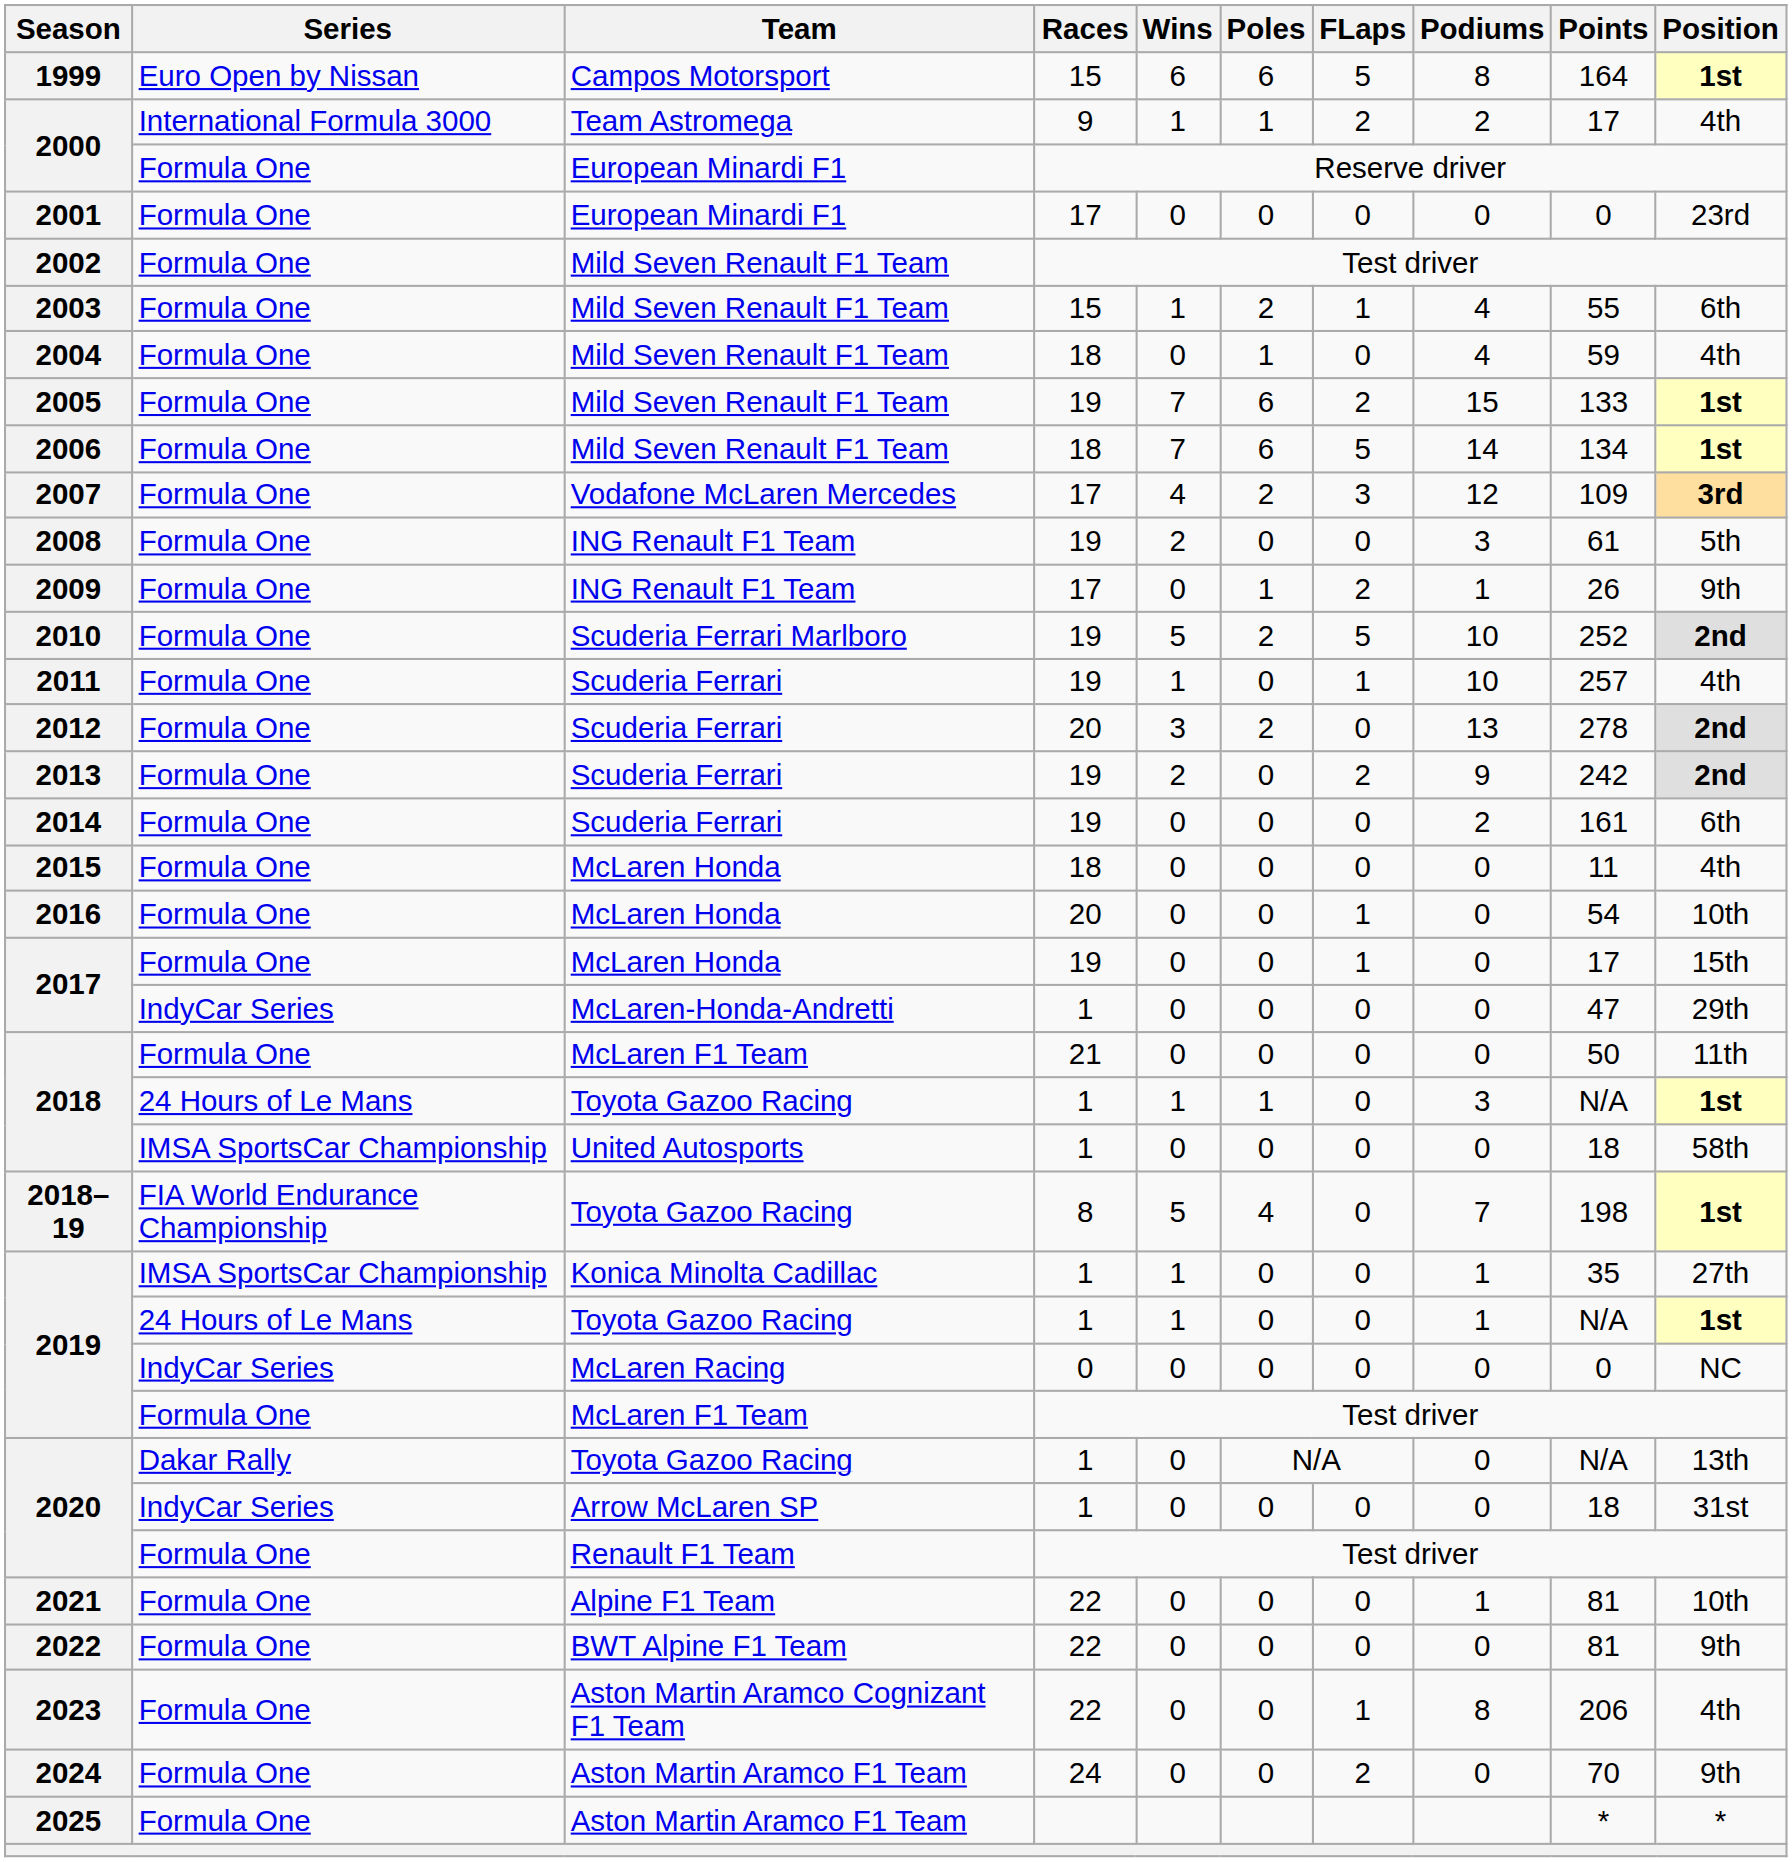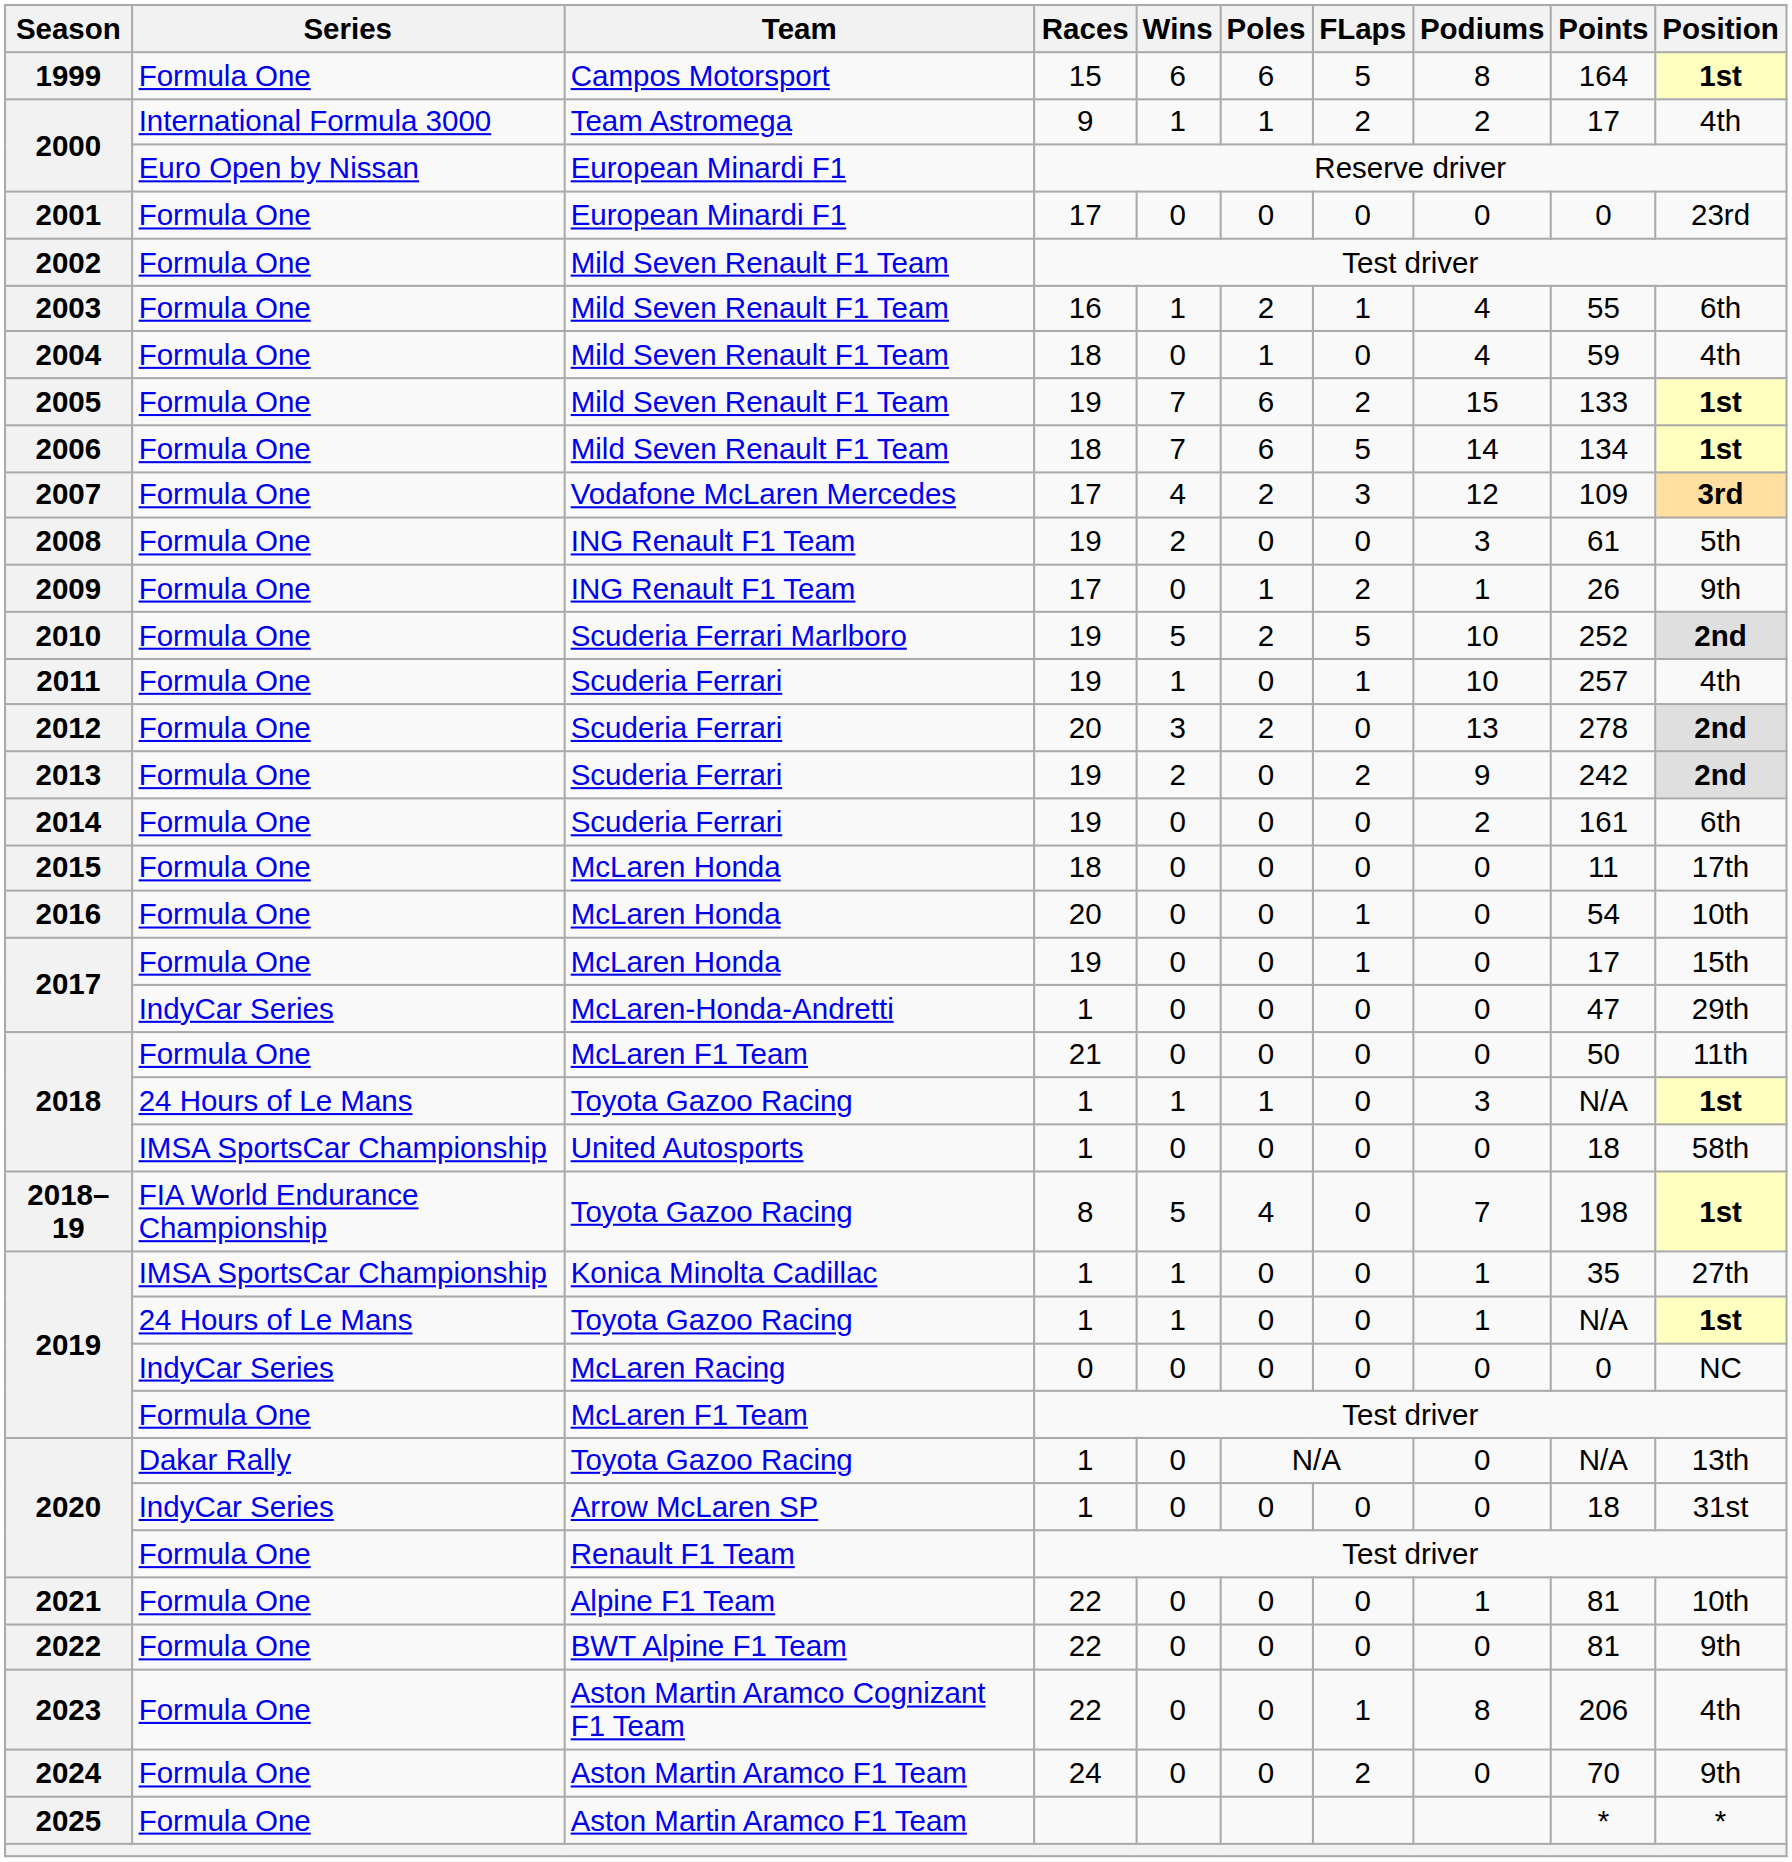(279, 75) Euro Open by Nissan -> (225, 75) Formula One
(225, 169) Formula One -> (279, 169) Euro Open by Nissan
(1085, 309) 15 -> (1085, 309) 16
(1721, 868) 4th -> (1721, 868) 17th
